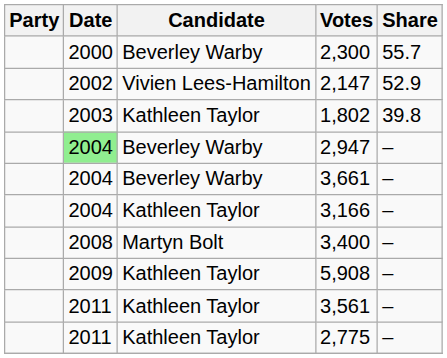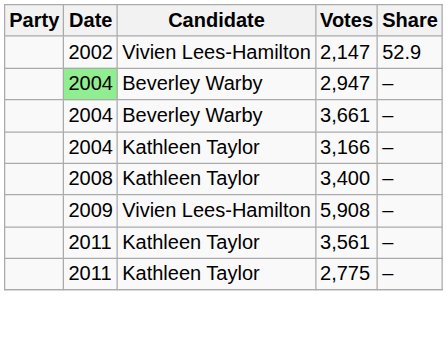- row: (345, 52)
- row: (345, 115)
(173, 242) Martyn Bolt -> (191, 178) Kathleen Taylor
(191, 274) Kathleen Taylor -> (217, 210) Vivien Lees-Hamilton
